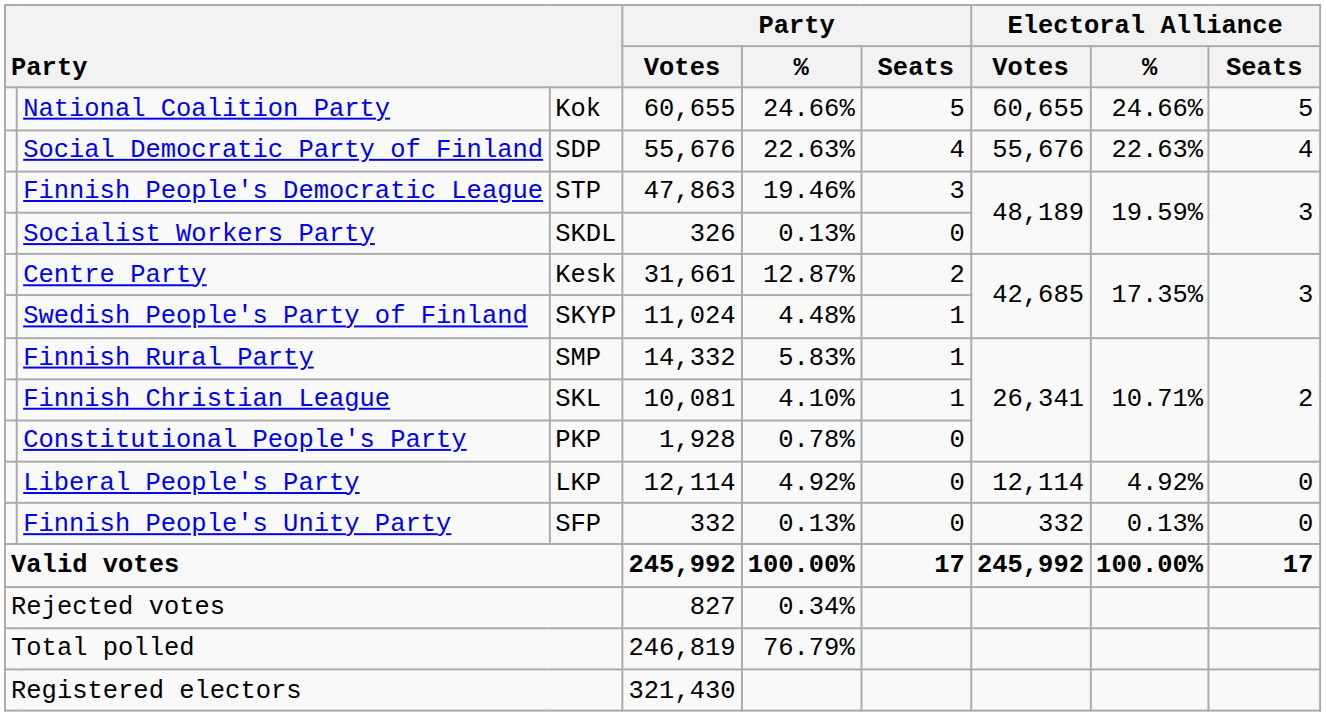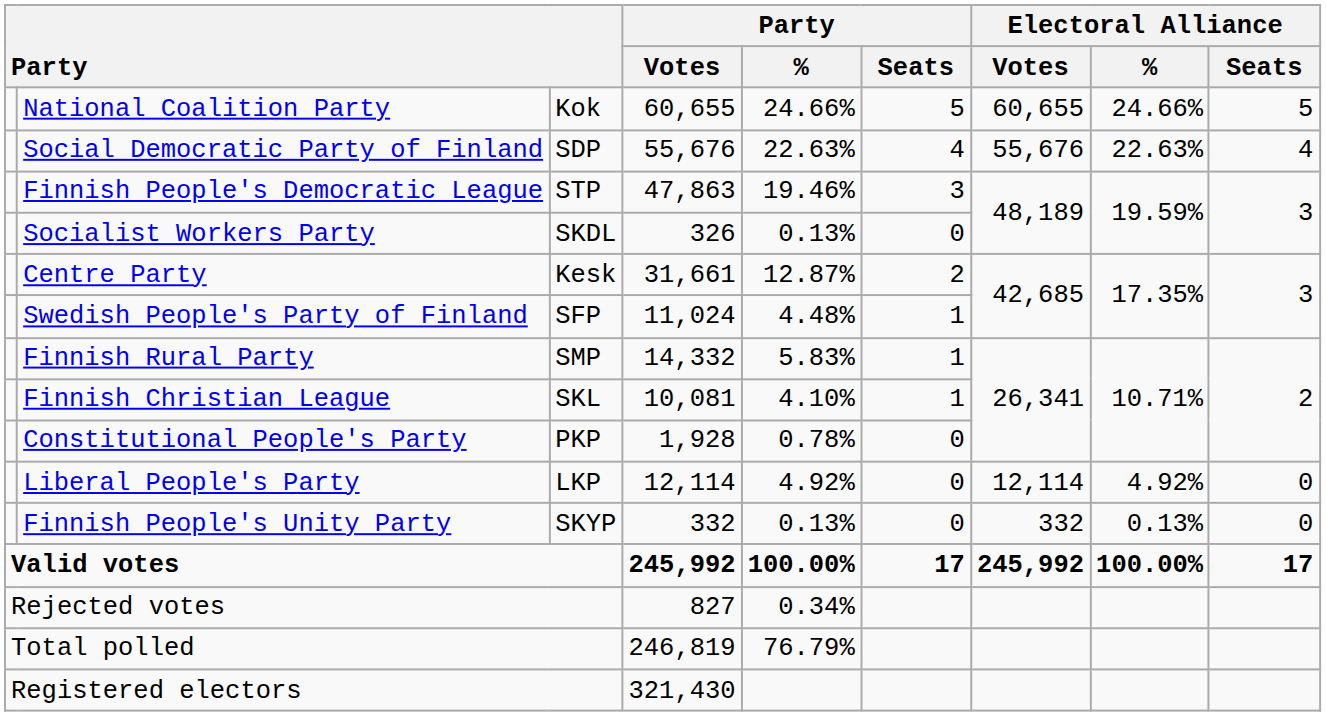(586, 316) SKYP -> (578, 316) SFP
(578, 524) SFP -> (586, 524) SKYP
